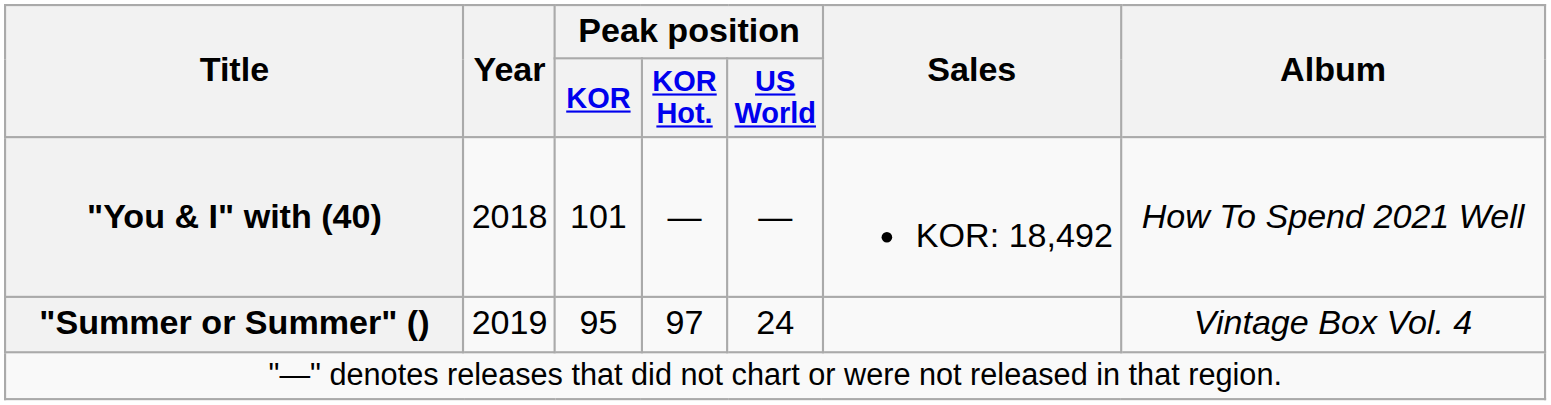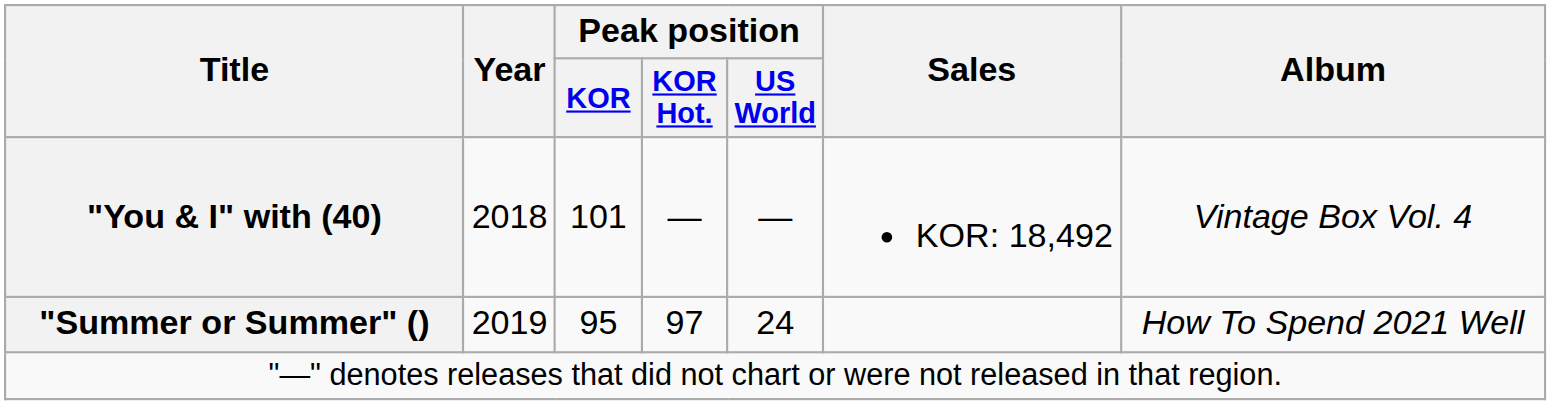(1333, 216) How To Spend 2021 Well -> (1333, 216) Vintage Box Vol. 4
(1333, 323) Vintage Box Vol. 4 -> (1333, 323) How To Spend 2021 Well
